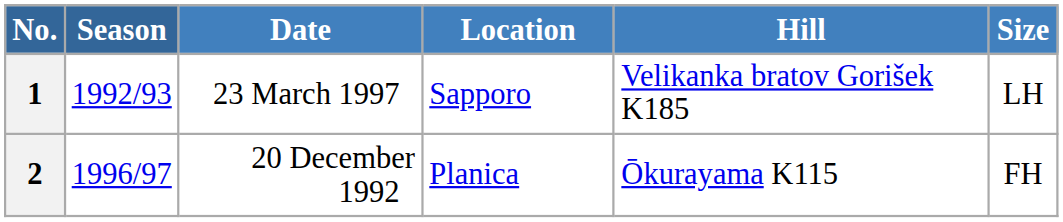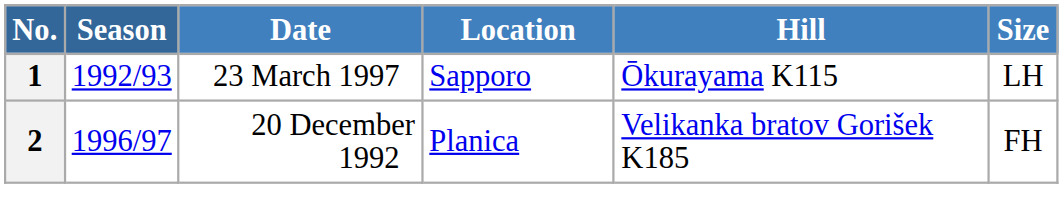(777, 93) Velikanka bratov Gorišek K185 -> (730, 76) Ōkurayama K115
(730, 174) Ōkurayama K115 -> (777, 141) Velikanka bratov Gorišek K185
